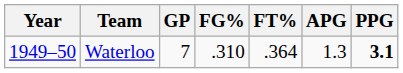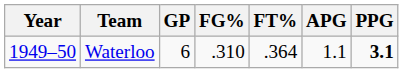(185, 52) 7 -> (185, 52) 6
(335, 52) 1.3 -> (335, 52) 1.1
